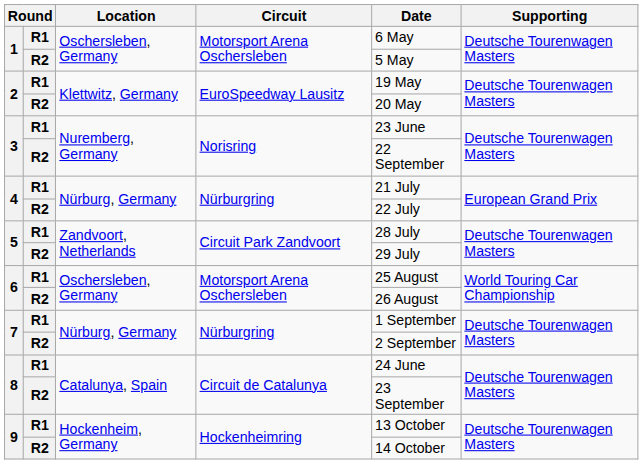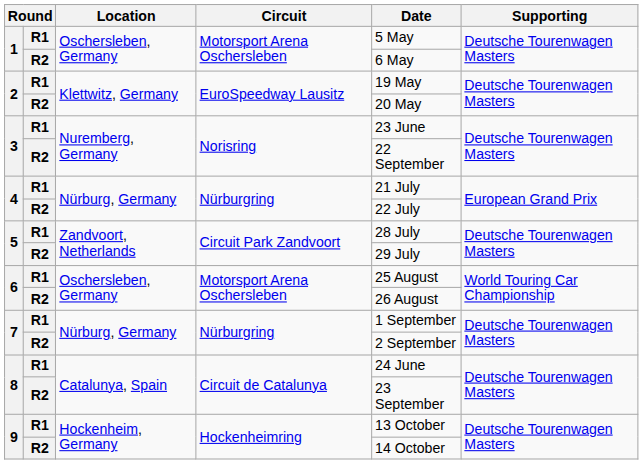(394, 38) 6 May -> (394, 38) 5 May
(394, 60) 5 May -> (394, 60) 6 May
